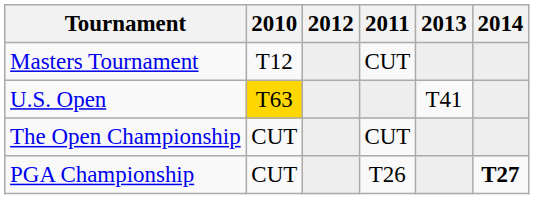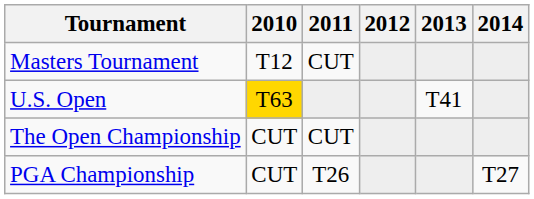columns swapped: (387, 23) <-> (331, 23)
(500, 174) bold -> (500, 174) normal
